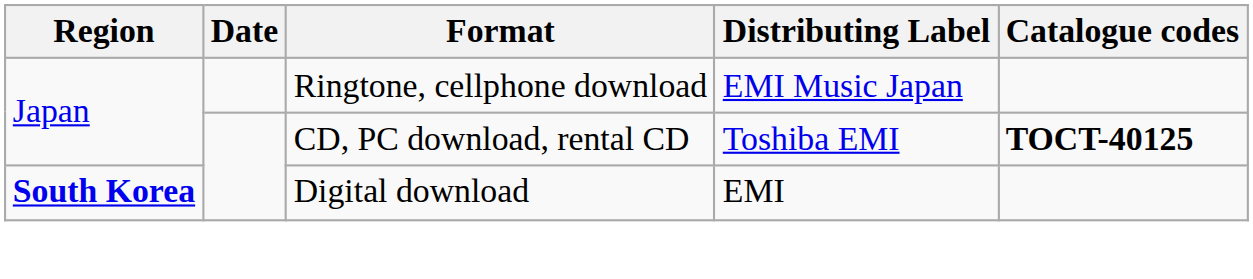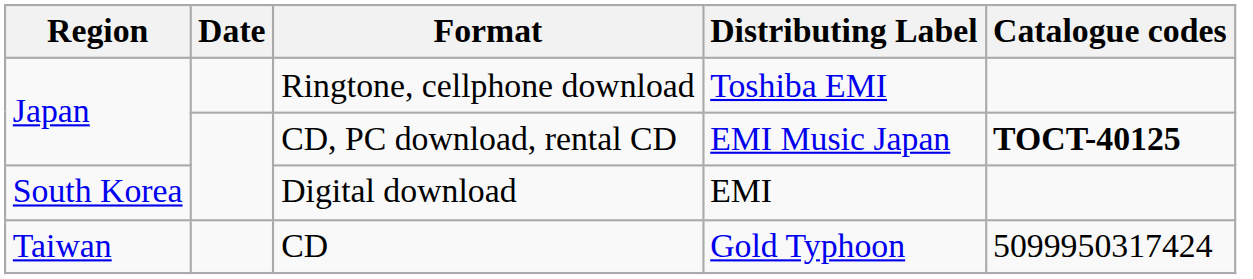(843, 84) EMI Music Japan -> (799, 84) Toshiba EMI
(811, 138) Toshiba EMI -> (830, 138) EMI Music Japan
(104, 191) bold -> (98, 191) normal
+ row: (305, 245)
